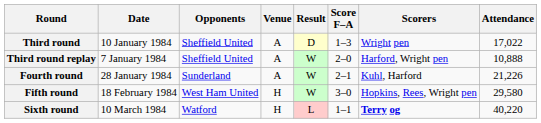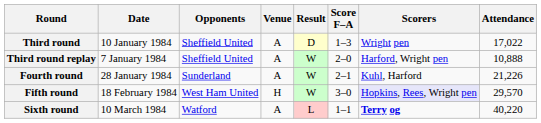(419, 93) no background -> (419, 93) lavender background
(508, 93) 29,580 -> (508, 93) 29,570
(277, 110) H -> (277, 110) A
